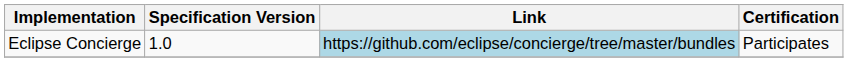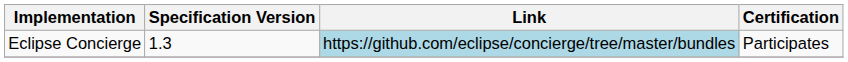(160, 43) 1.0 -> (160, 43) 1.3
